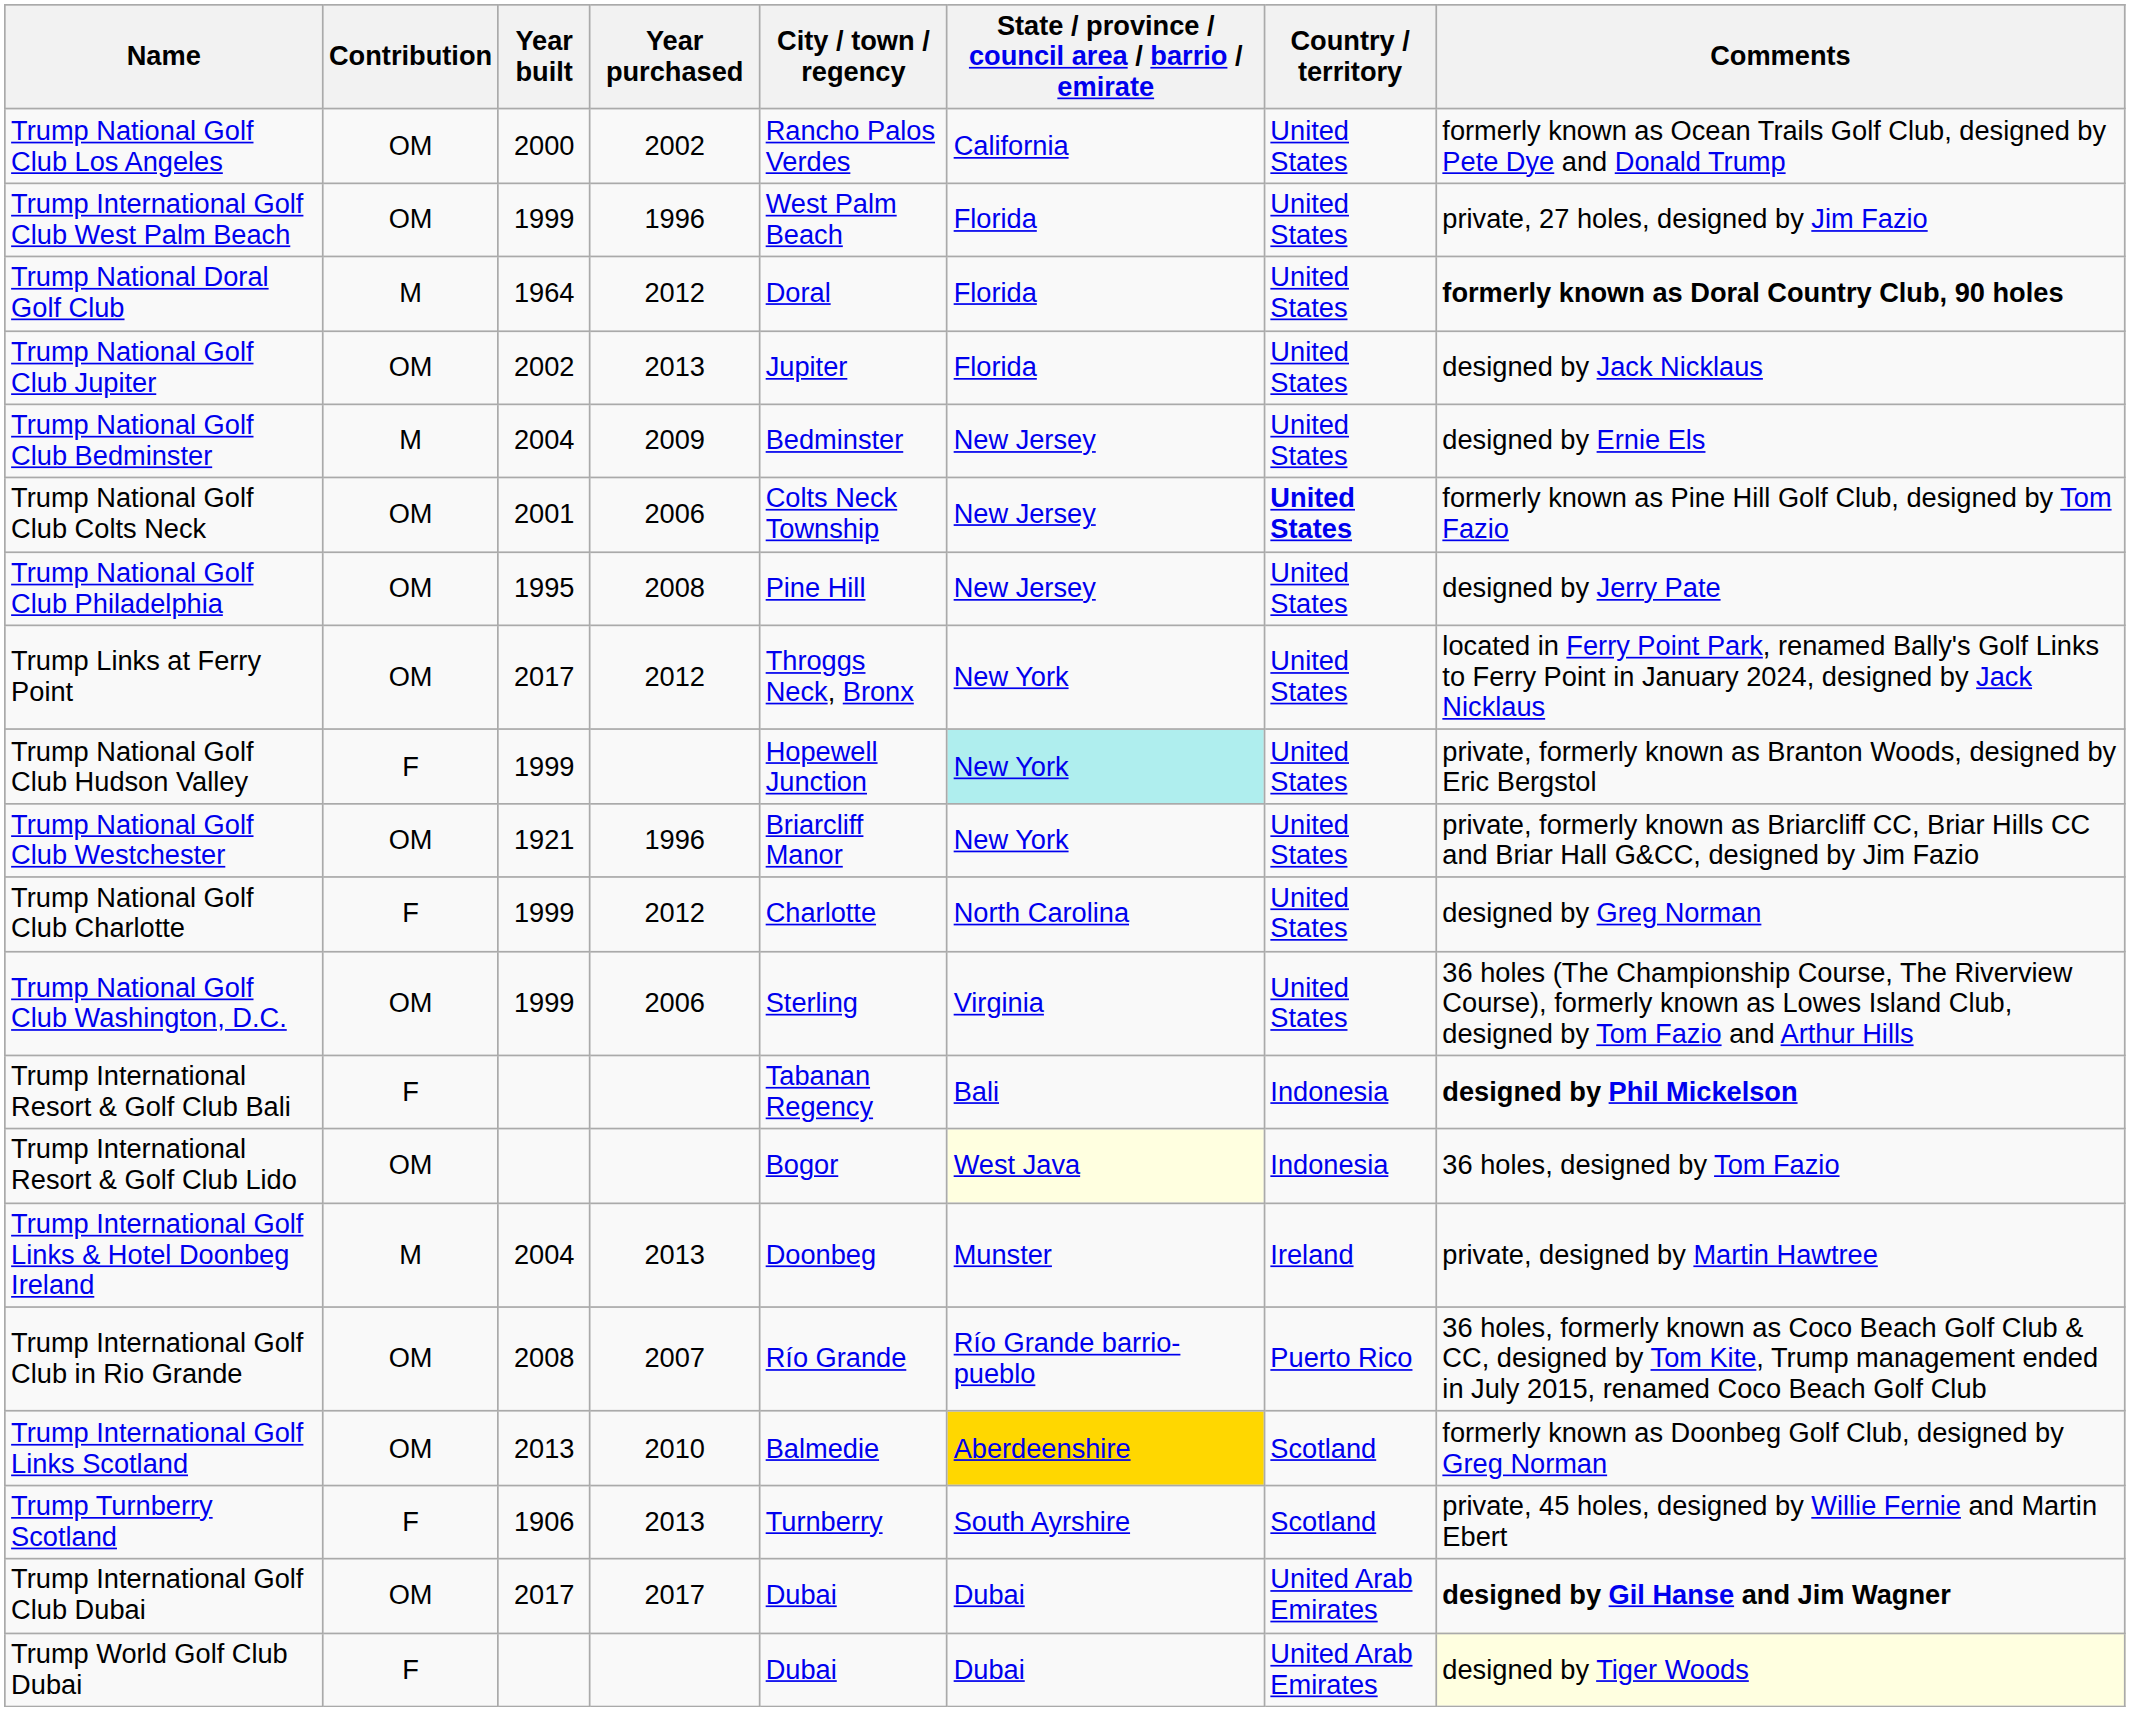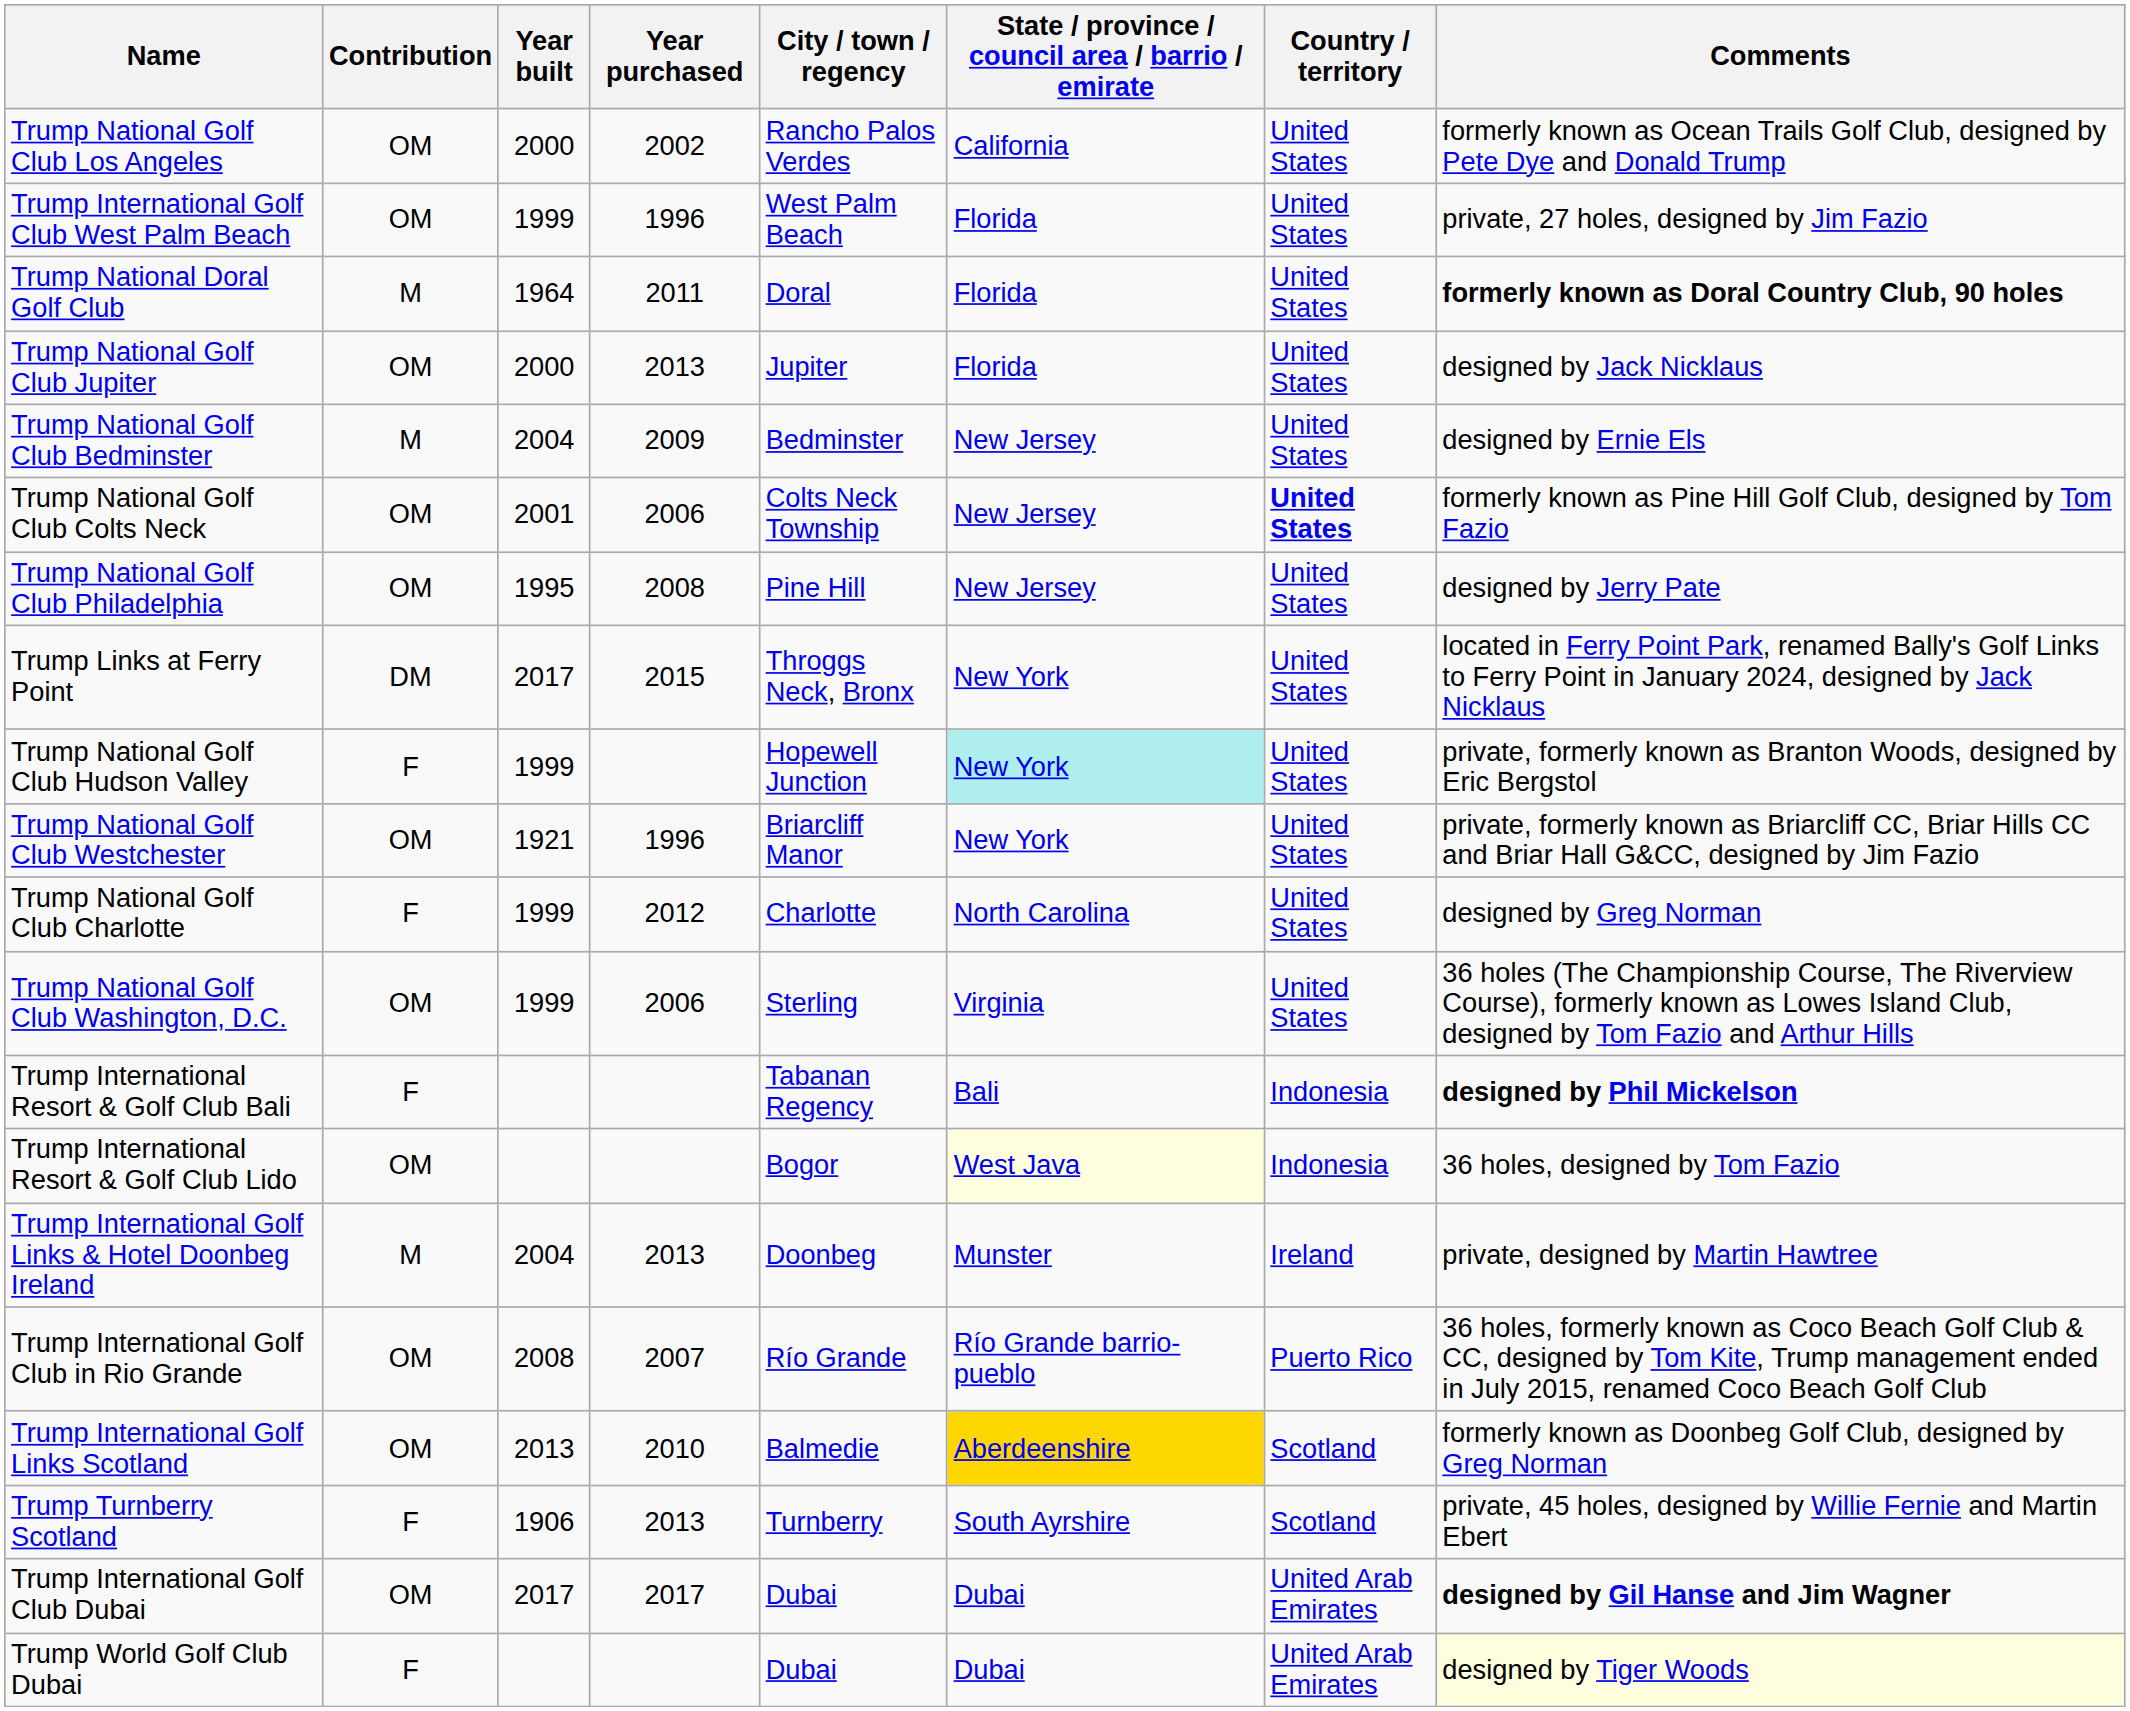(675, 293) 2012 -> (675, 293) 2011
(544, 366) 2002 -> (544, 366) 2000
(411, 677) OM -> (411, 677) DM
(675, 677) 2012 -> (675, 677) 2015
